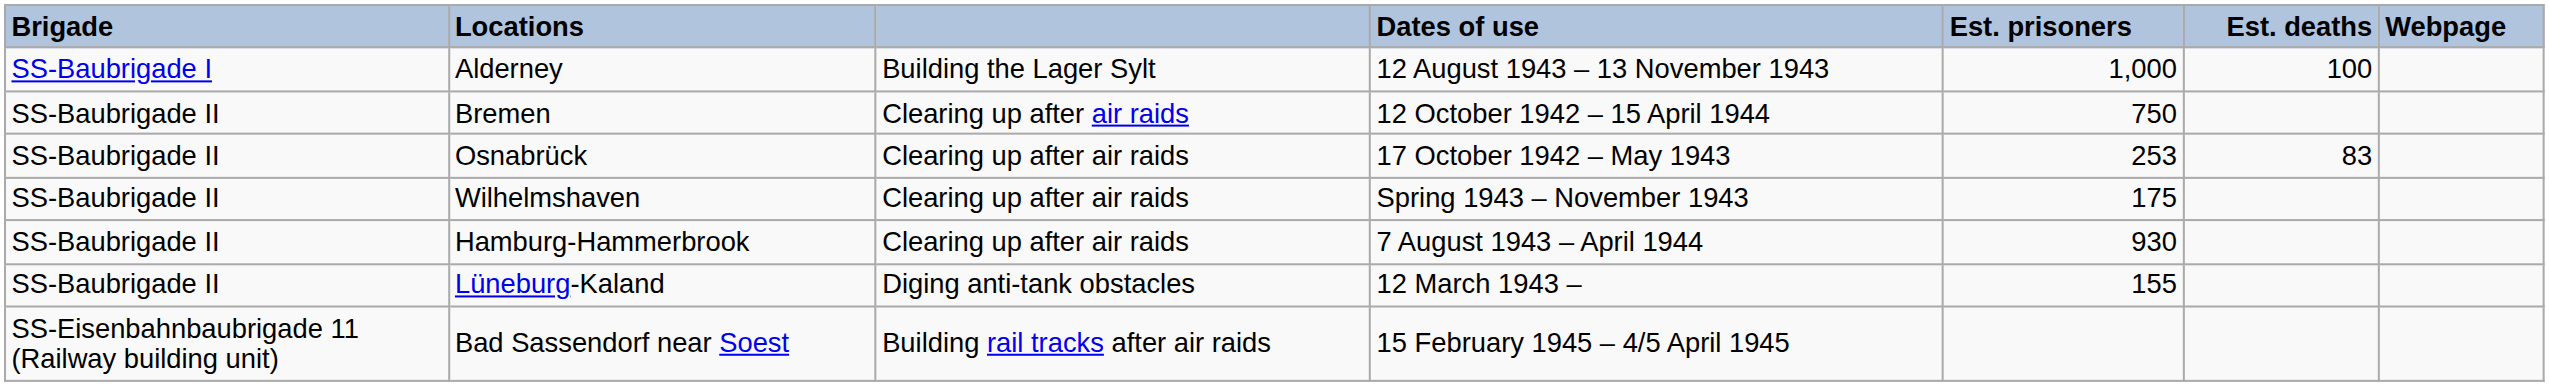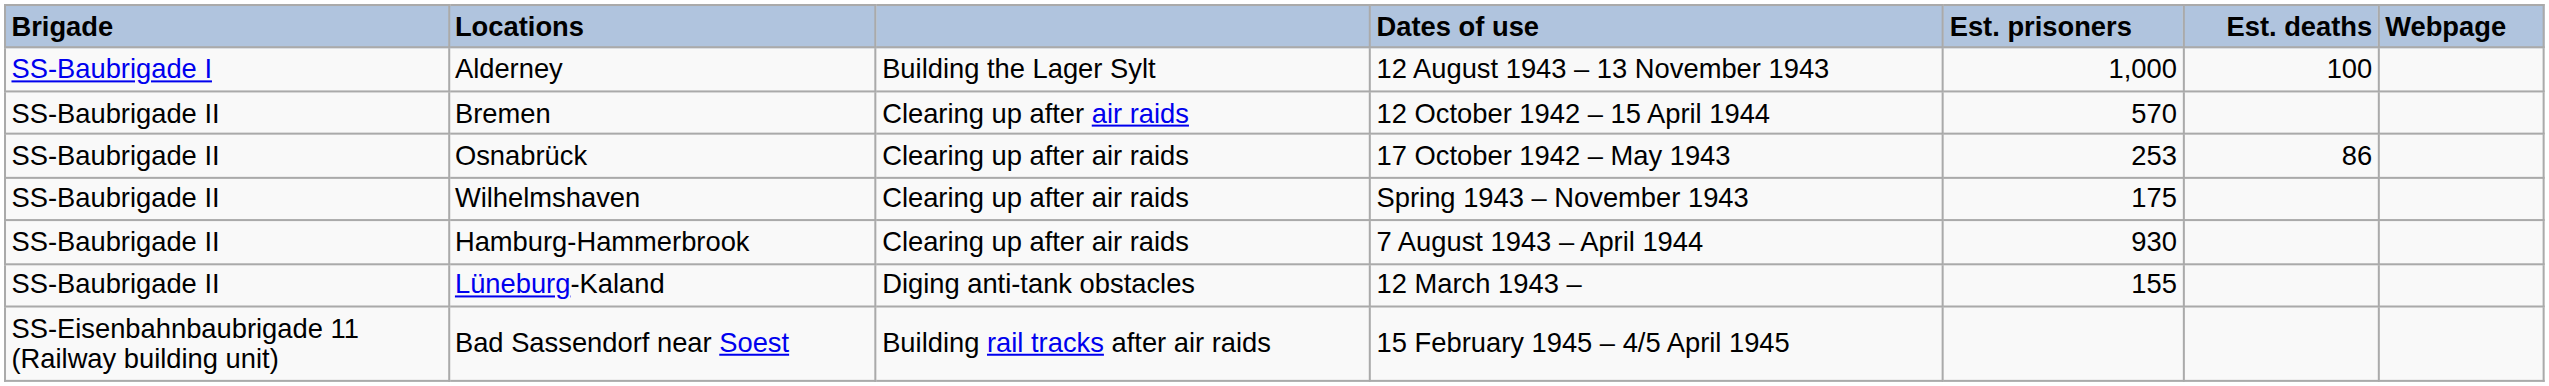(2154, 112) 750 -> (2154, 112) 570
(2357, 155) 83 -> (2357, 155) 86
